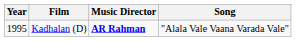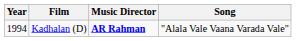(17, 28) 1995 -> (17, 28) 1994
